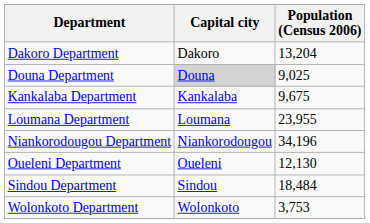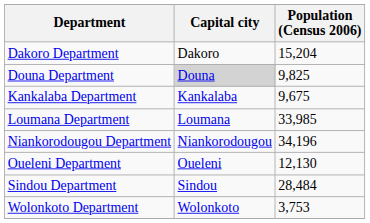(297, 53) 13,204 -> (297, 53) 15,204
(294, 75) 9,025 -> (294, 75) 9,825
(297, 119) 23,955 -> (297, 119) 33,985
(297, 185) 18,484 -> (297, 185) 28,484
